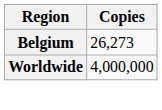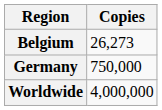+ row: (46, 67)
